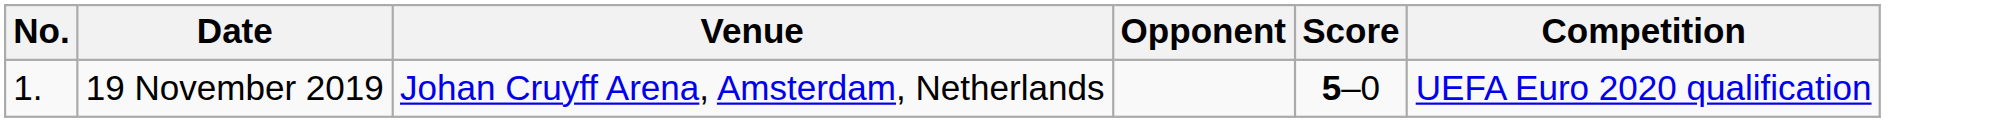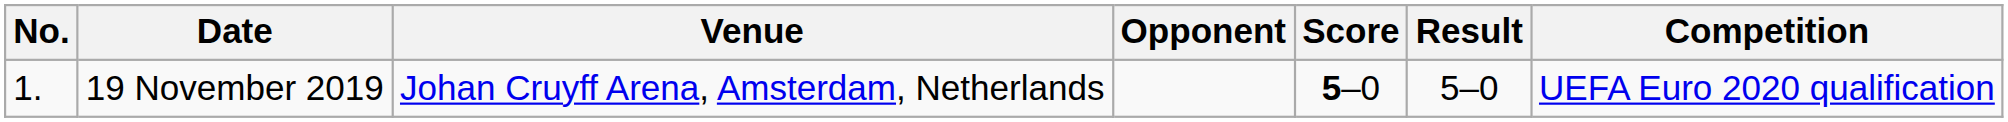+ column: (1469, 32)
